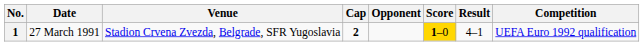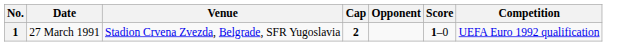- column: (474, 13)
(440, 31) gold background -> (440, 31) no background
